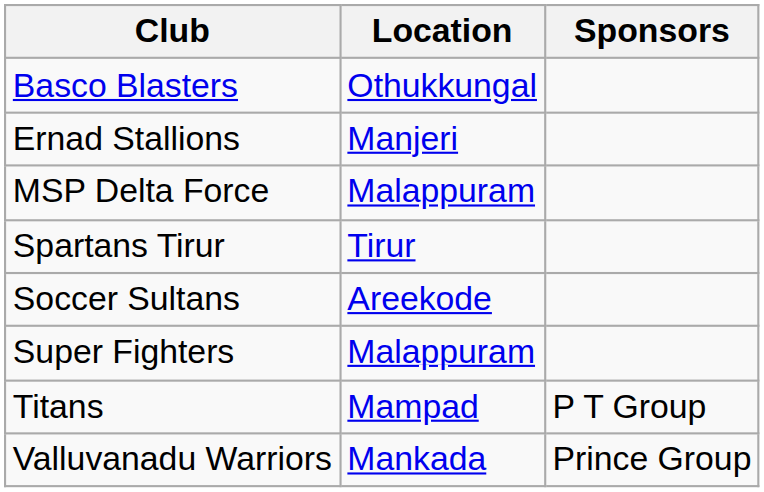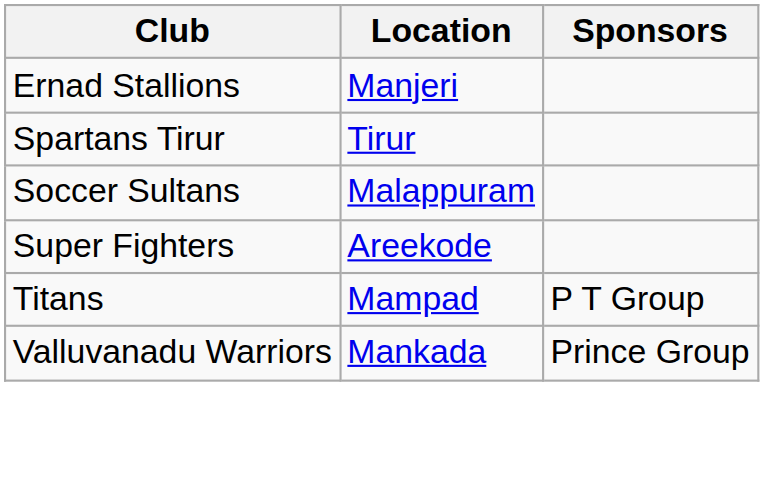- row: (125, 84)
- row: (141, 191)
(420, 298) Areekode -> (441, 191) Malappuram
(441, 352) Malappuram -> (420, 245) Areekode
